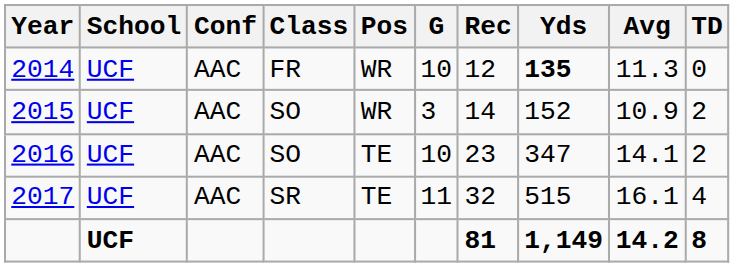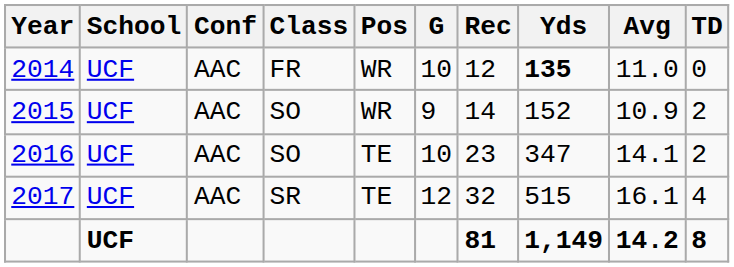(647, 69) 11.3 -> (647, 69) 11.0
(428, 112) 3 -> (428, 112) 9
(436, 198) 11 -> (436, 198) 12
